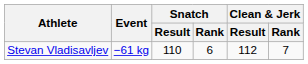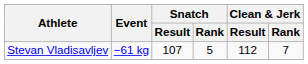(172, 51) 110 -> (172, 51) 107
(210, 51) 6 -> (210, 51) 5
